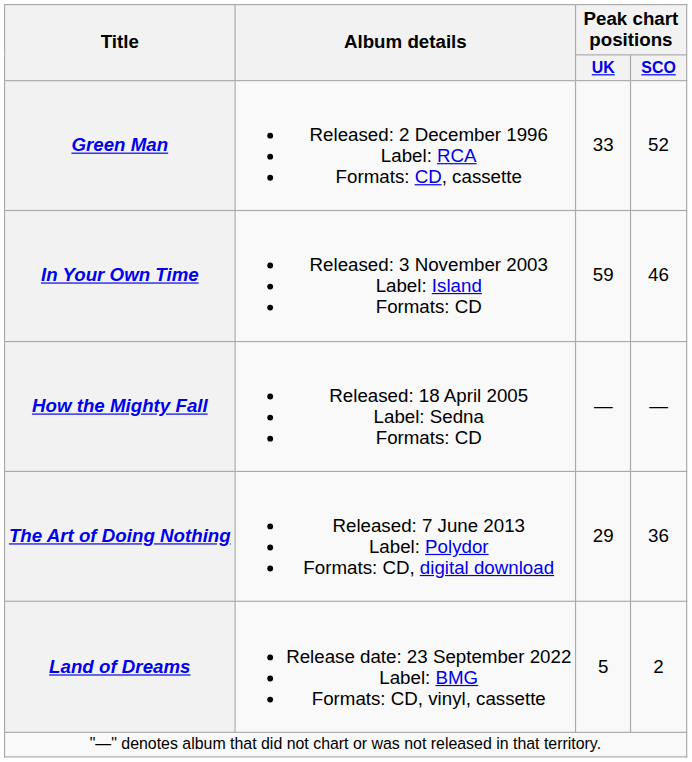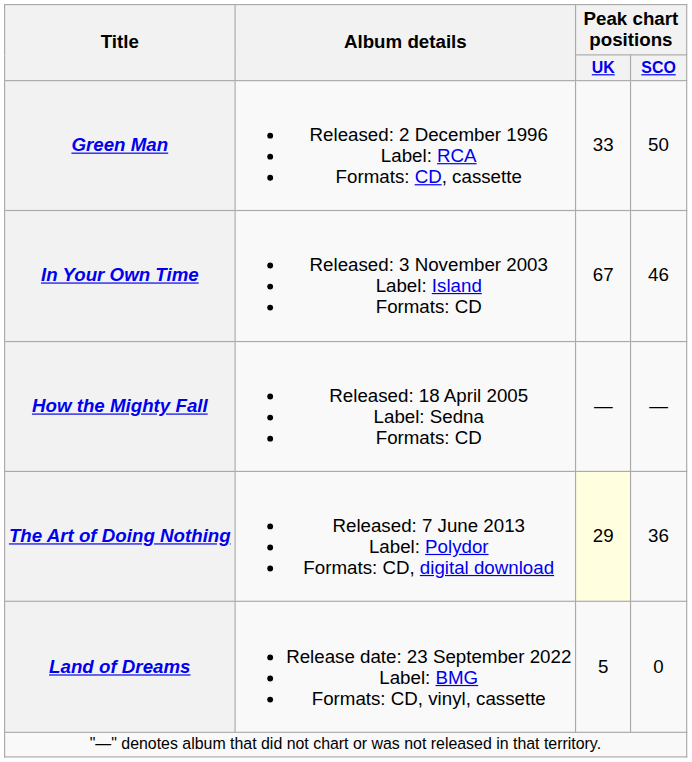(659, 145) 52 -> (659, 145) 50
(603, 275) 59 -> (603, 275) 67
(603, 536) no background -> (603, 536) lightyellow background
(659, 666) 2 -> (659, 666) 0
